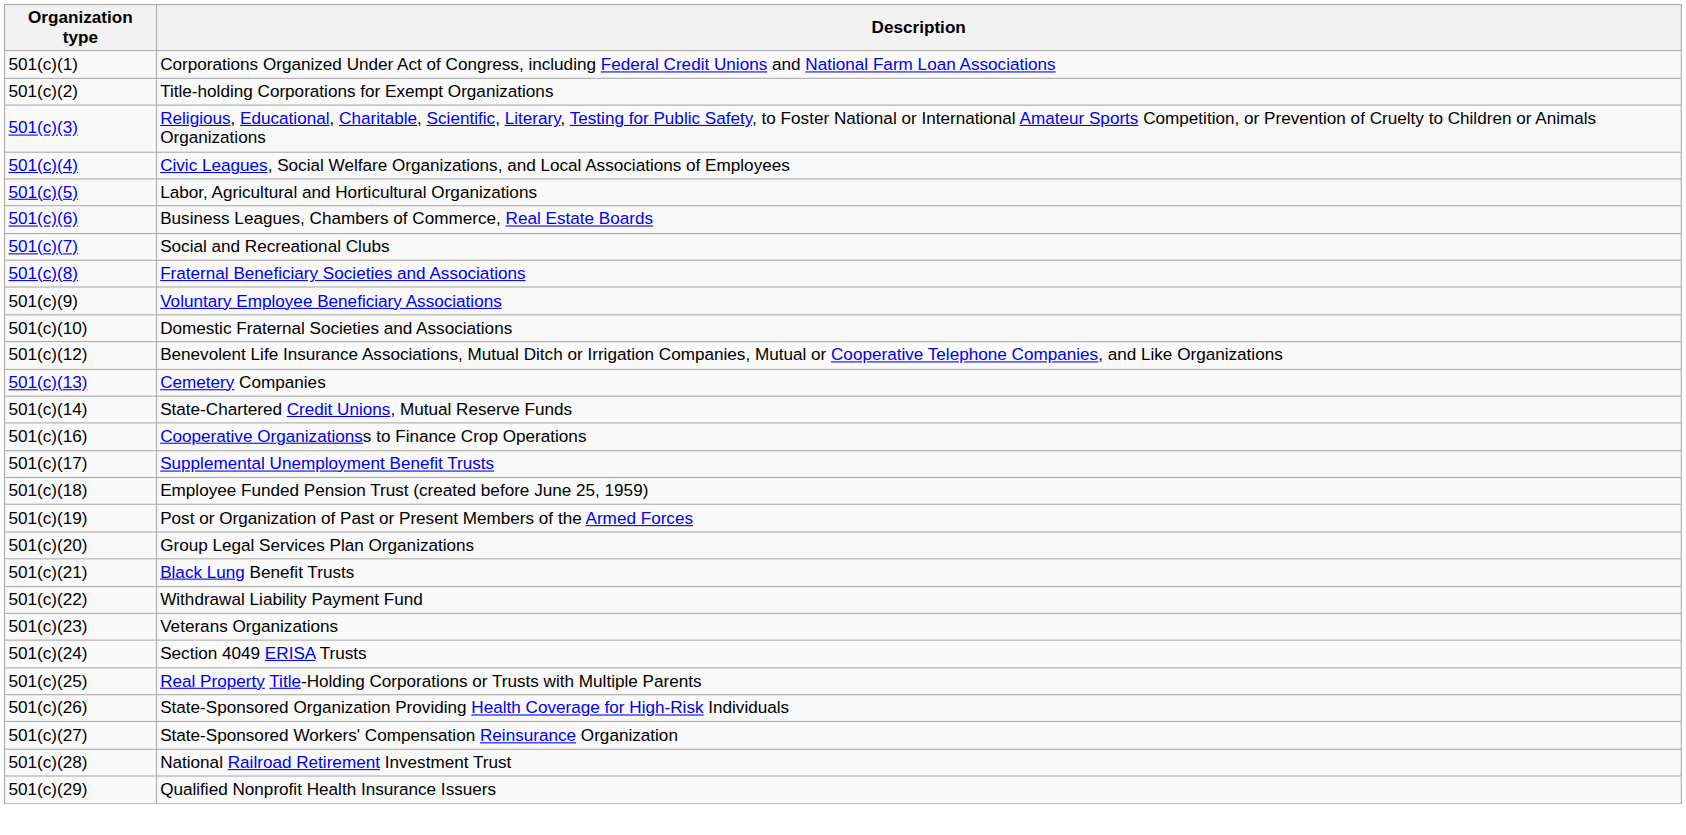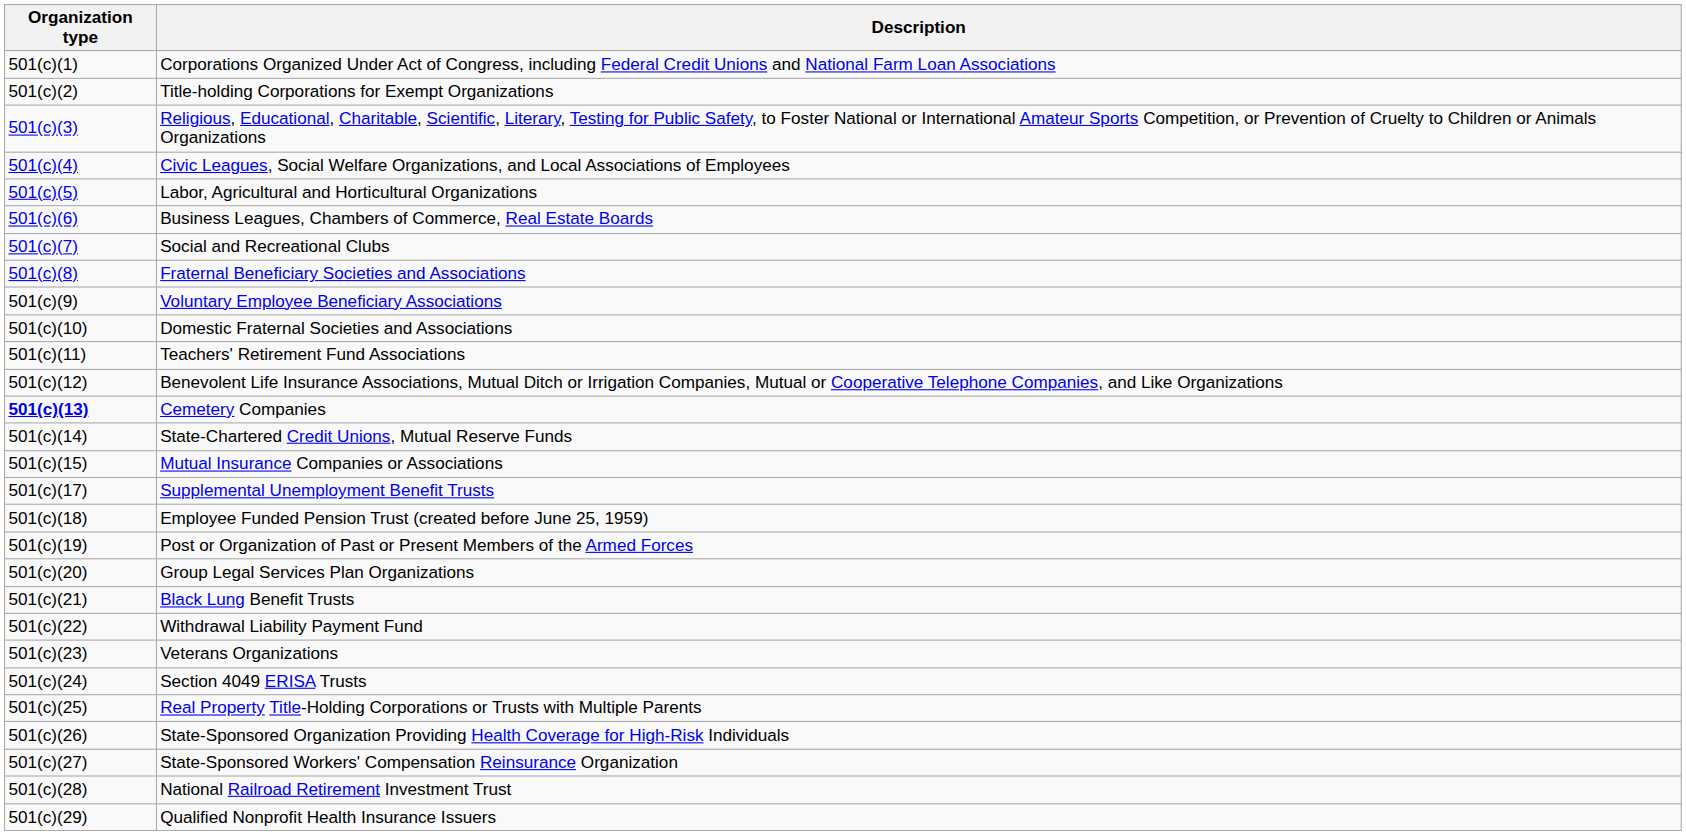+ row: (313, 355)
(48, 382) normal -> (48, 409) bold
+ row: (331, 463)
- row: (373, 436)
